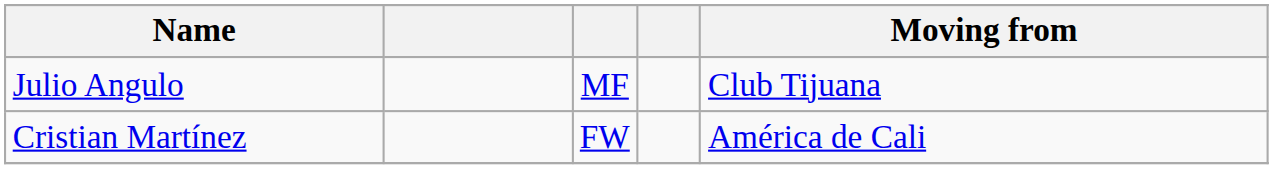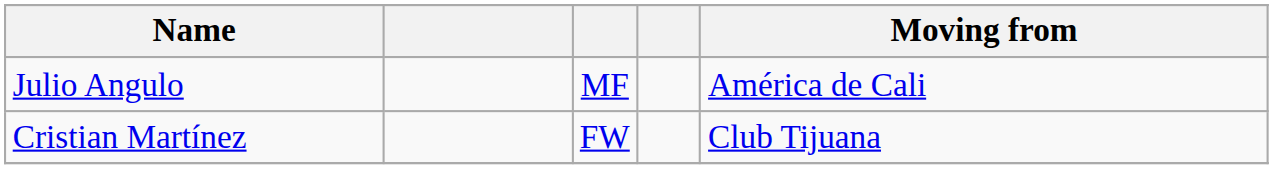(795, 83) Club Tijuana -> (817, 83) América de Cali
(817, 136) América de Cali -> (795, 136) Club Tijuana
